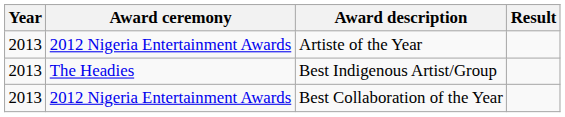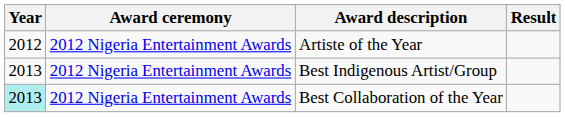(25, 44) 2013 -> (25, 44) 2012
(92, 71) The Headies -> (171, 71) 2012 Nigeria Entertainment Awards
(25, 97) no background -> (25, 97) paleturquoise background
